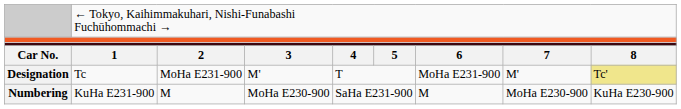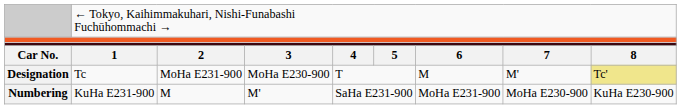(254, 74) M' -> (289, 74) MoHa E230-900
(459, 74) MoHa E231-900 -> (424, 74) M
(289, 94) MoHa E230-900 -> (254, 94) M'
(424, 94) M -> (459, 94) MoHa E231-900
